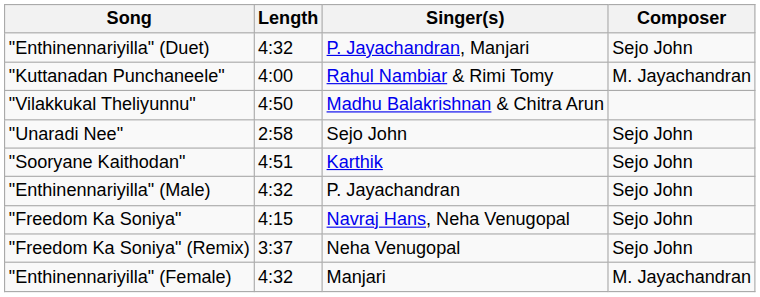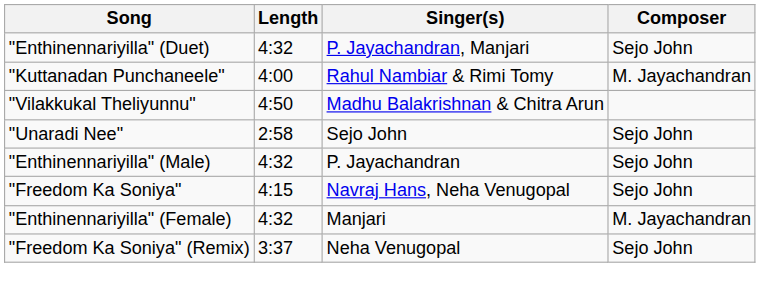- row: (97, 162)
rows swapped: (120, 276) <-> (129, 248)
